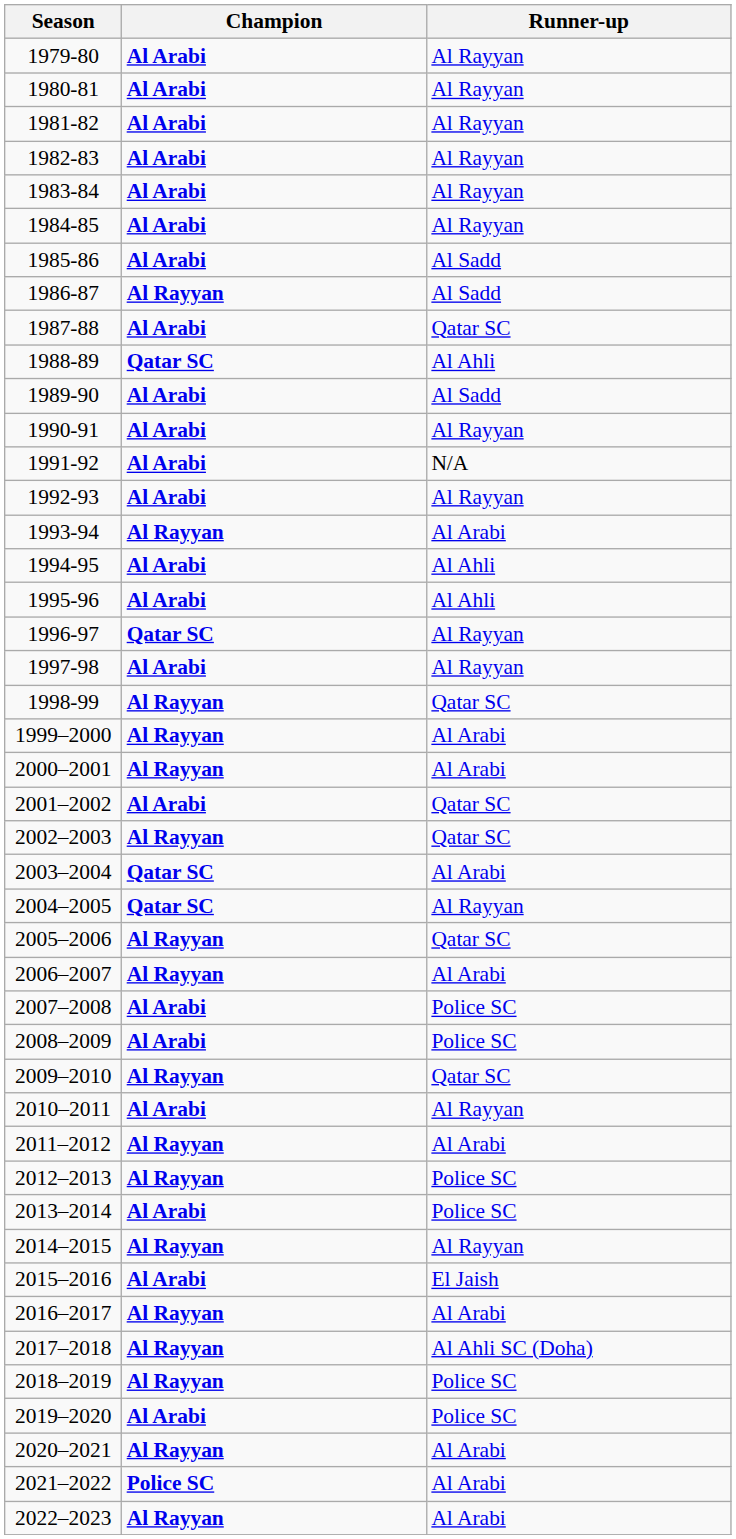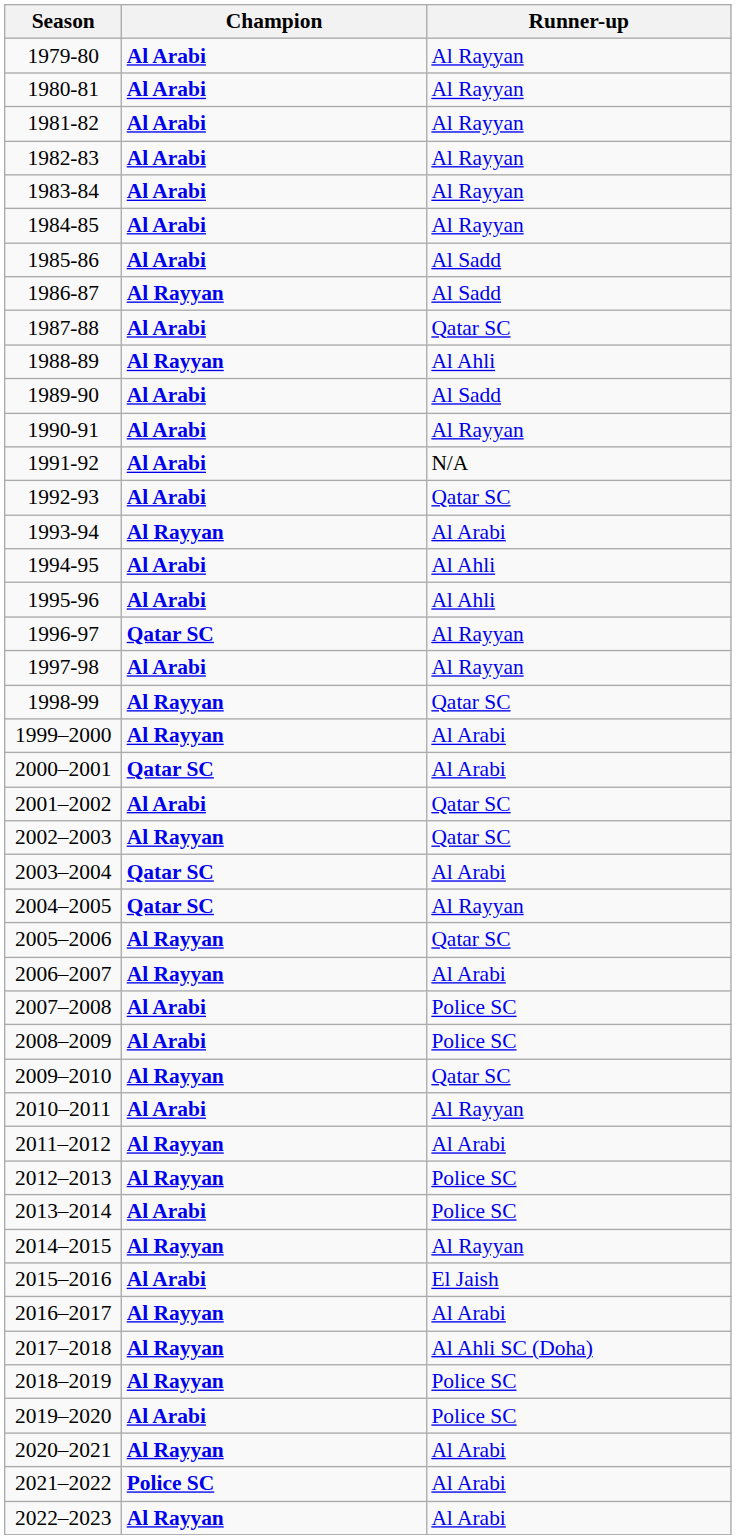(170, 361) Qatar SC -> (175, 361) Al Rayyan
(478, 497) Al Rayyan -> (471, 497) Qatar SC
(175, 769) Al Rayyan -> (170, 769) Qatar SC
